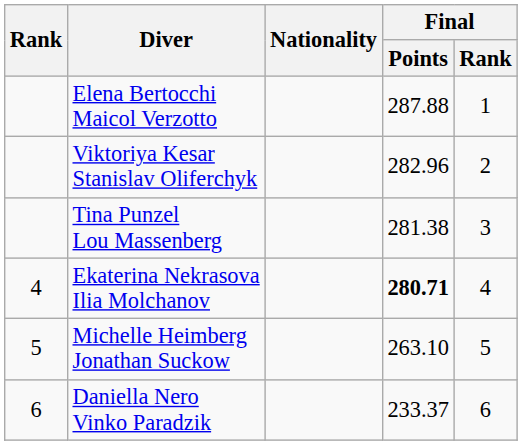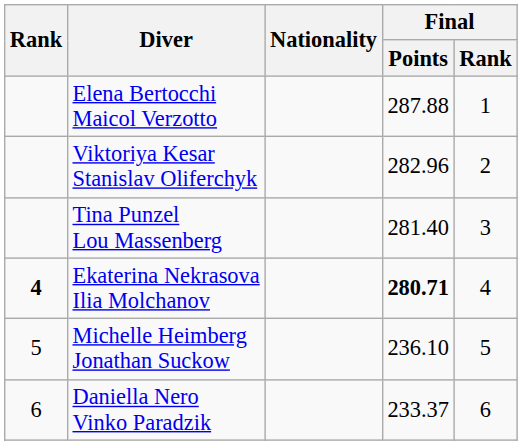(418, 227) 281.38 -> (418, 227) 281.40
(36, 288) normal -> (36, 288) bold
(418, 348) 263.10 -> (418, 348) 236.10
